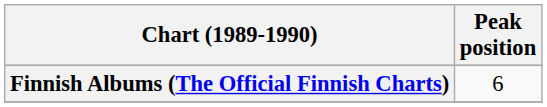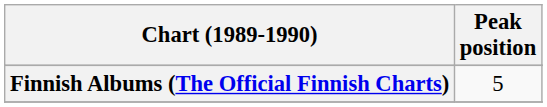(498, 83) 6 -> (498, 83) 5
